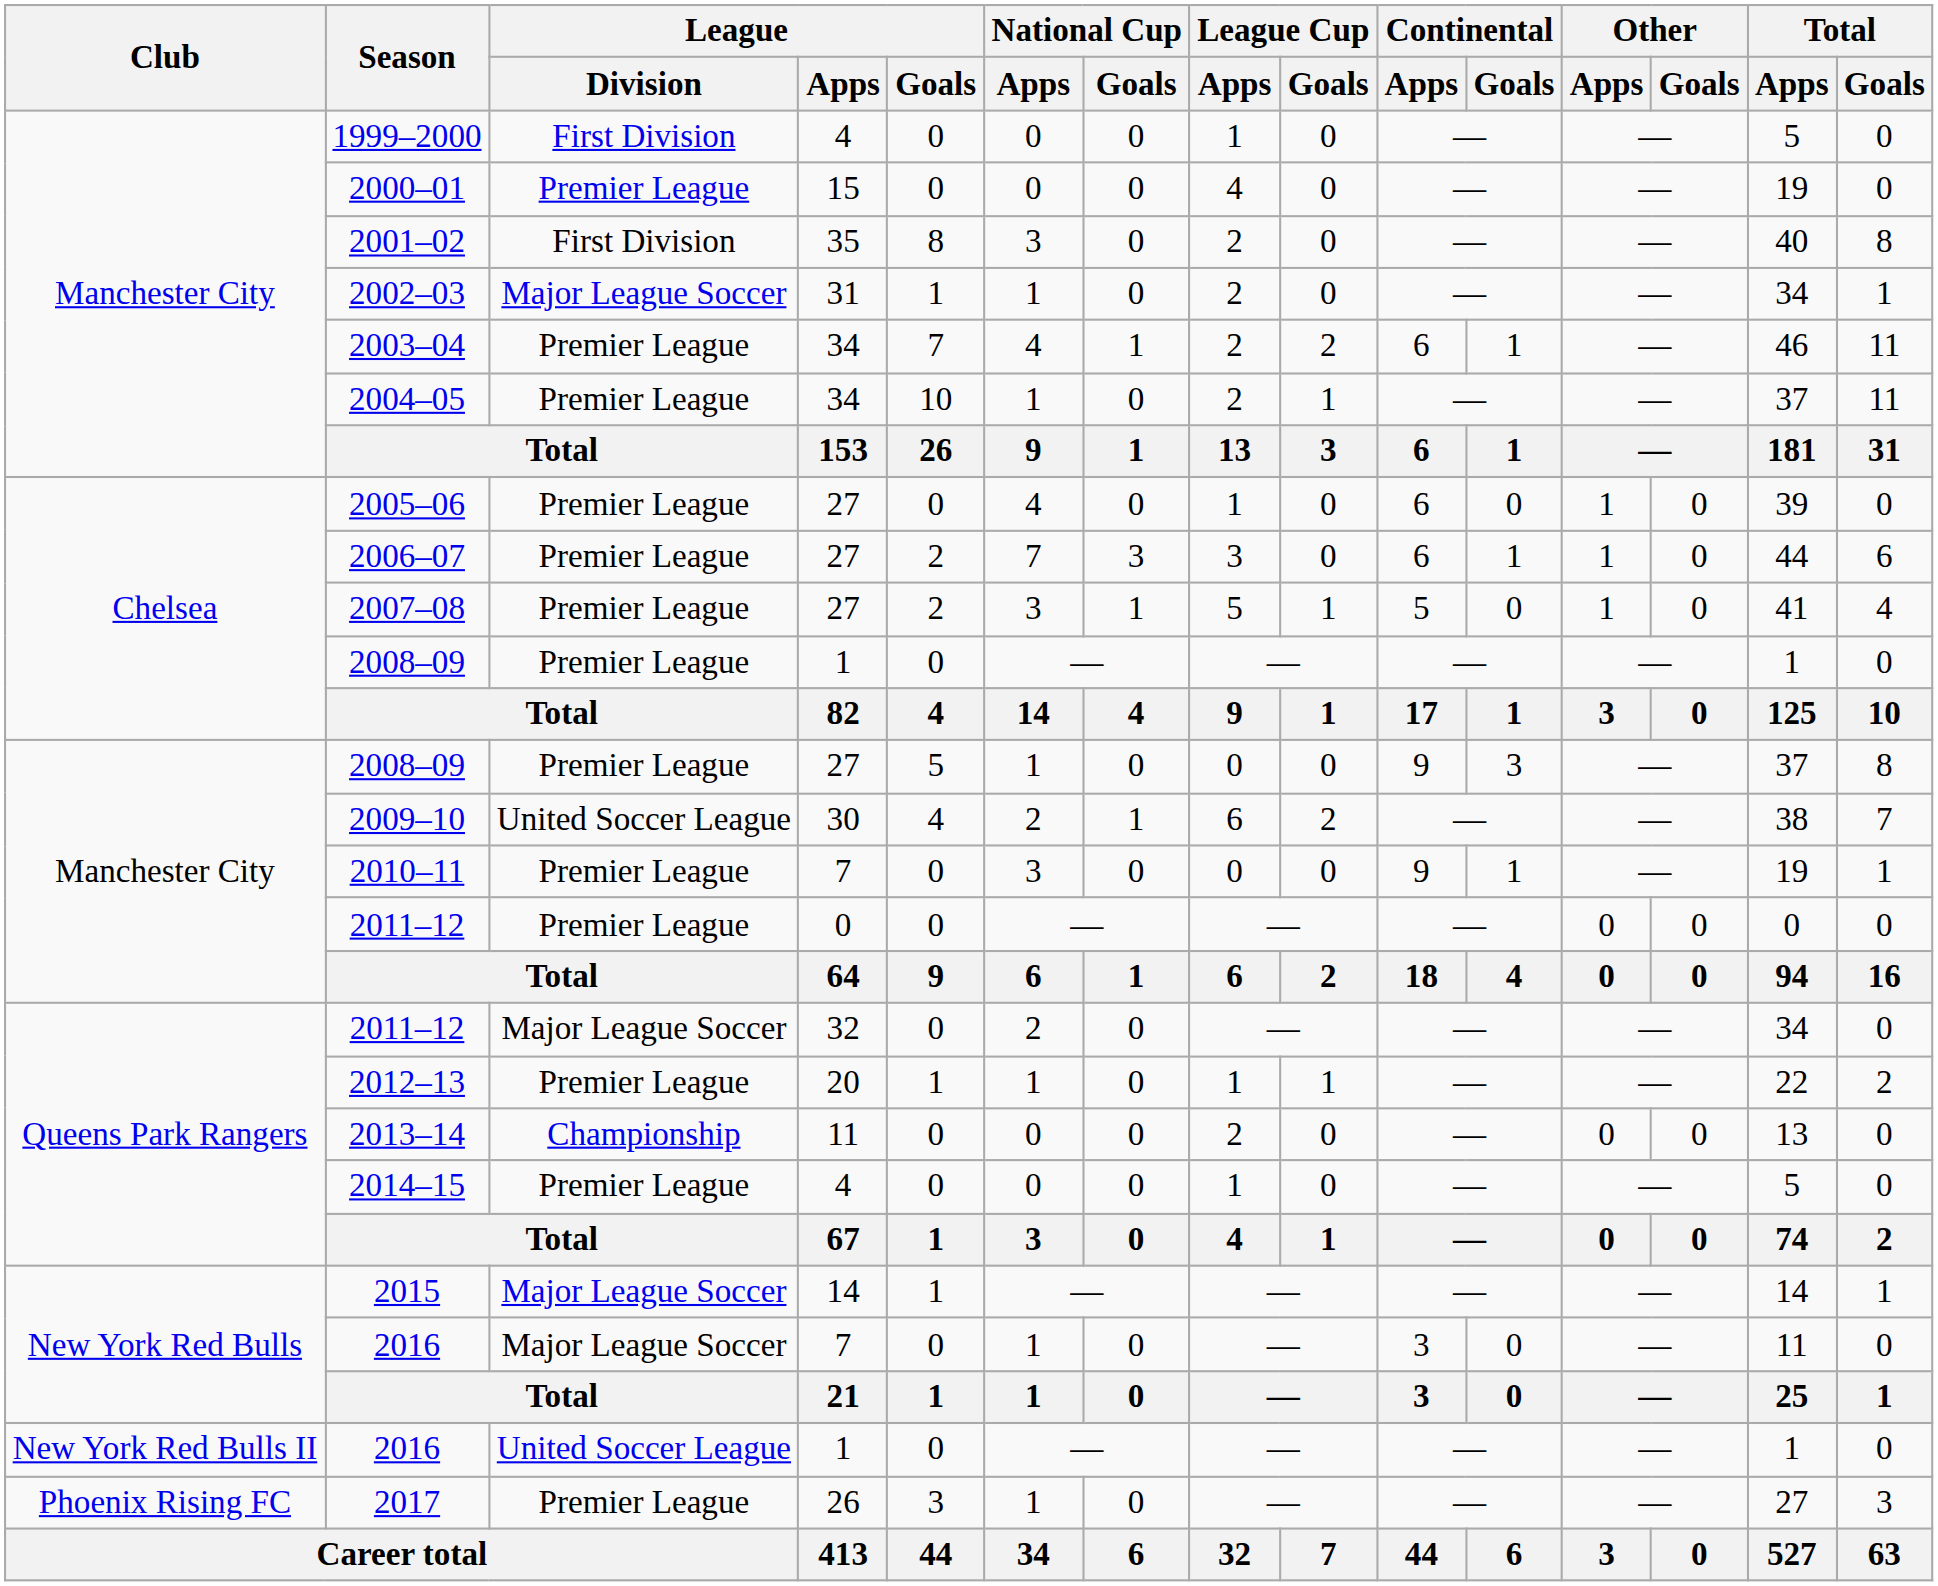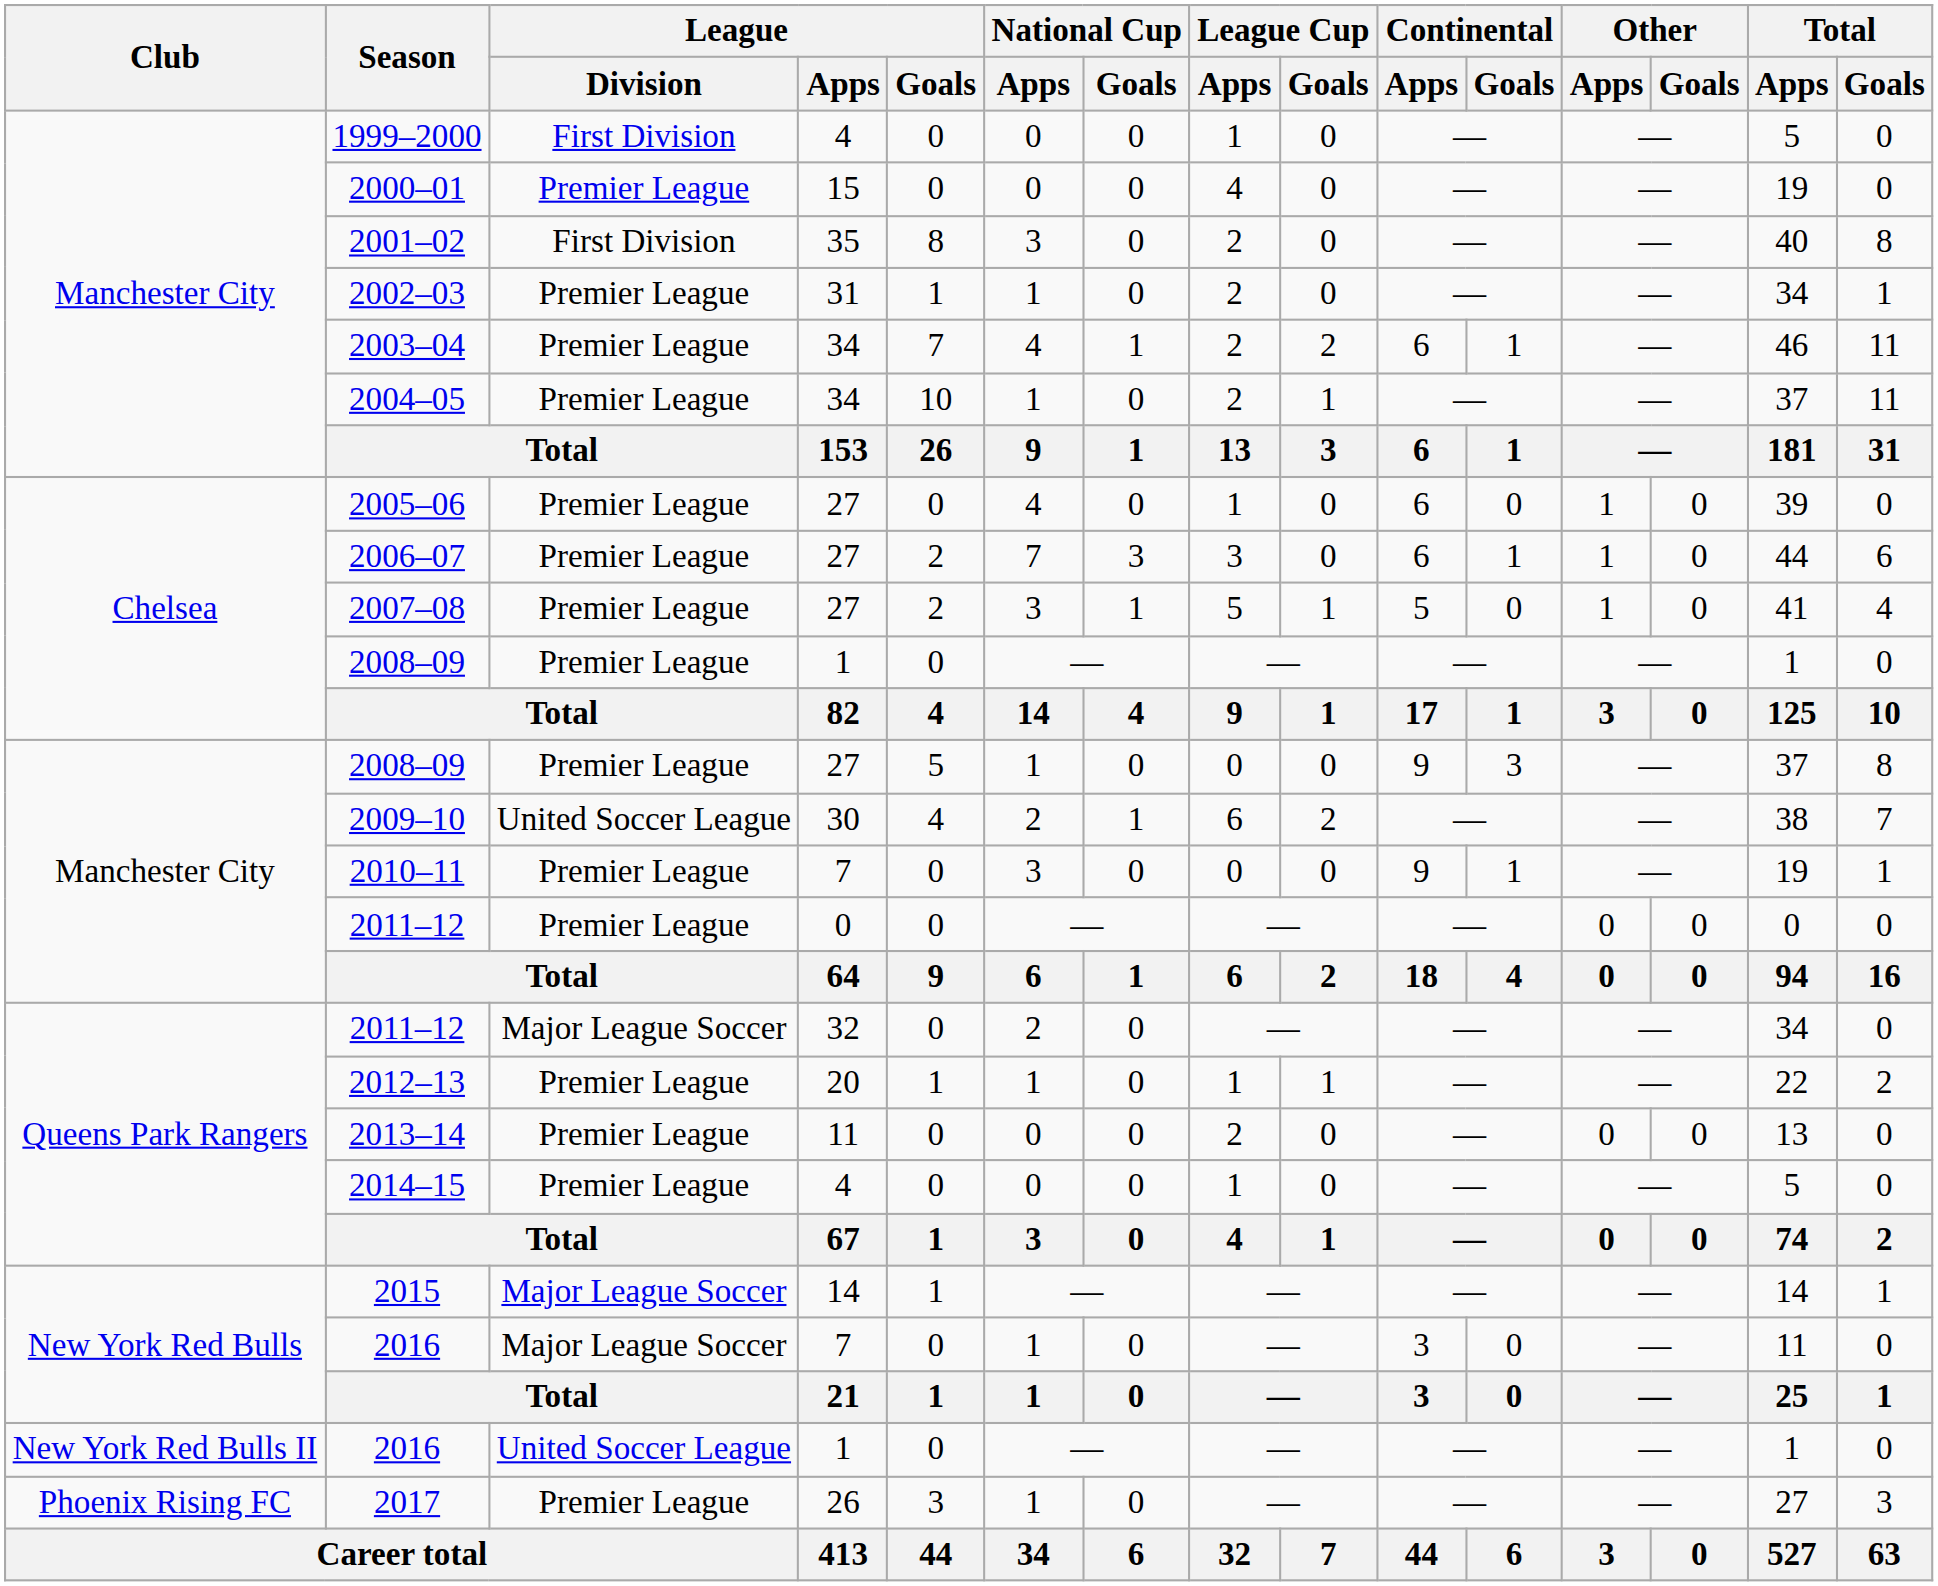(644, 293) Major League Soccer -> (644, 293) Premier League
(644, 1133) Championship -> (644, 1133) Premier League
